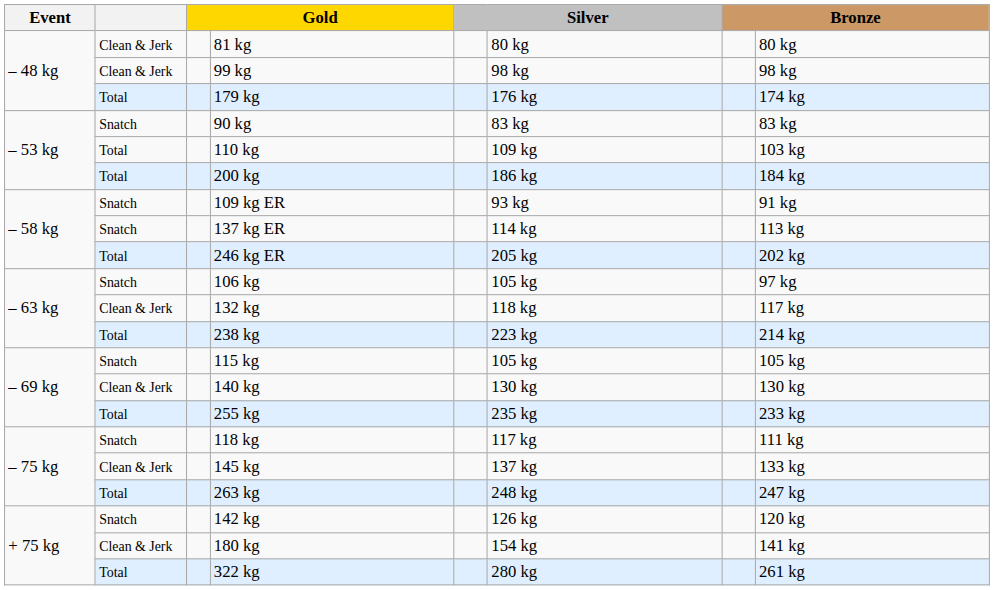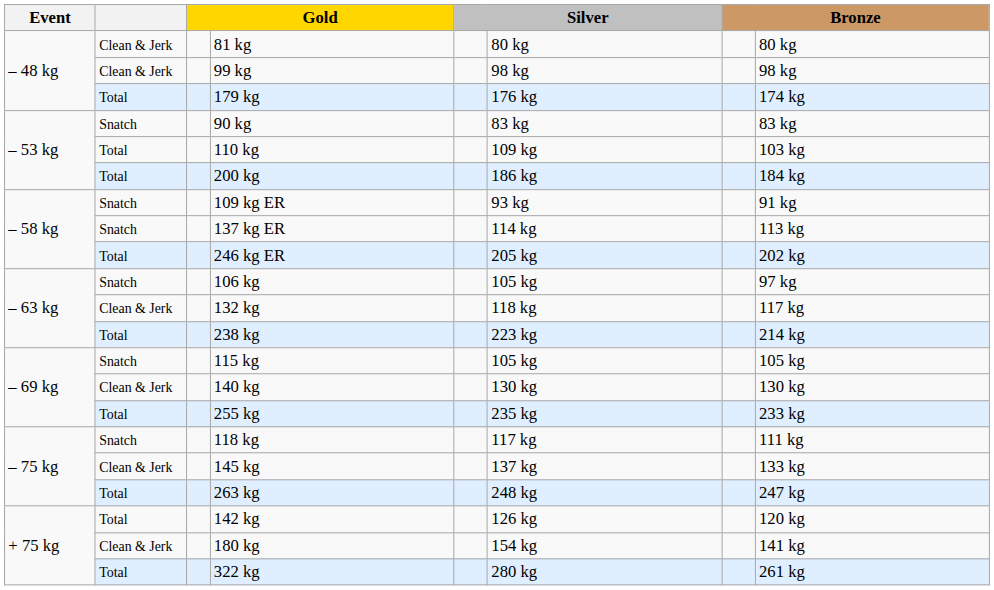(118, 520) Snatch -> (113, 520) Total
